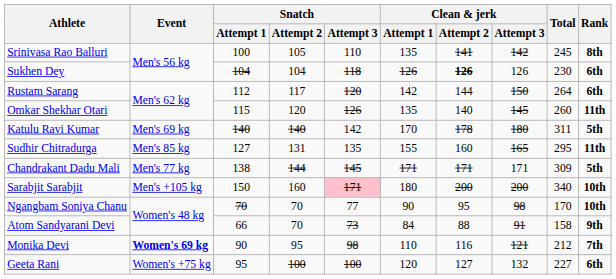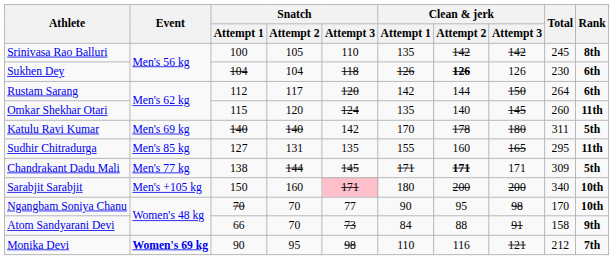(464, 52) 141 -> (461, 52) 142
(353, 110) 126 -> (350, 110) 124
(464, 168) normal -> (461, 168) bold
- row: (33, 264)
